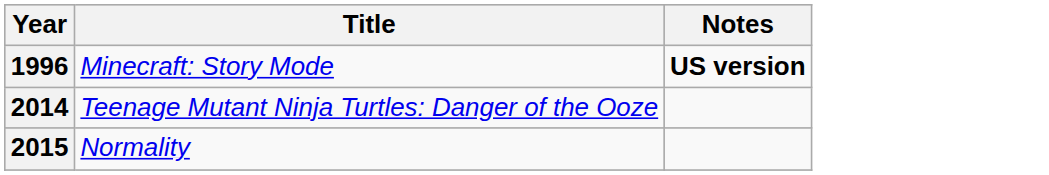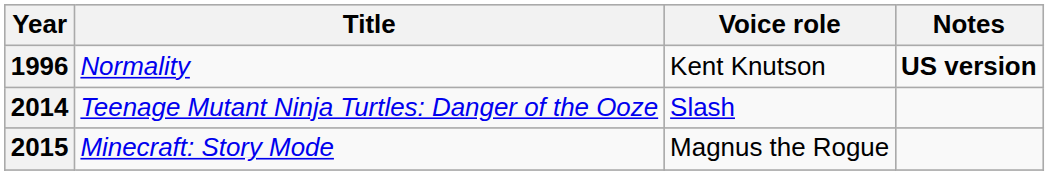+ column: (780, 25)
(207, 66) Minecraft: Story Mode -> (135, 66) Normality
(135, 148) Normality -> (207, 148) Minecraft: Story Mode
